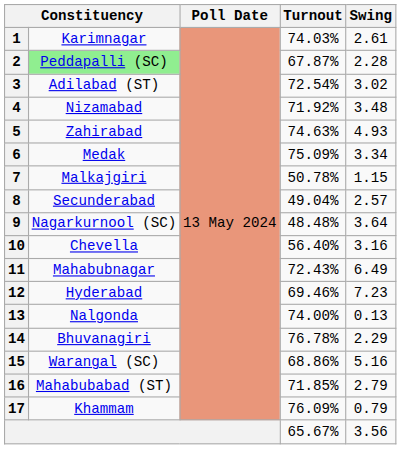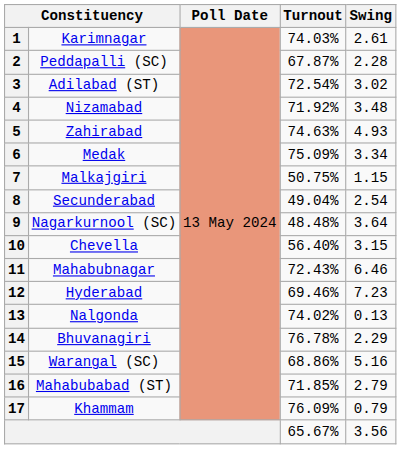(104, 62) lightgreen background -> (104, 62) no background
(313, 178) 50.78% -> (313, 178) 50.75%
(371, 201) 2.57 -> (371, 201) 2.54
(371, 247) 3.16 -> (371, 247) 3.15
(371, 270) 6.49 -> (371, 270) 6.46
(313, 316) 74.00% -> (313, 316) 74.02%
